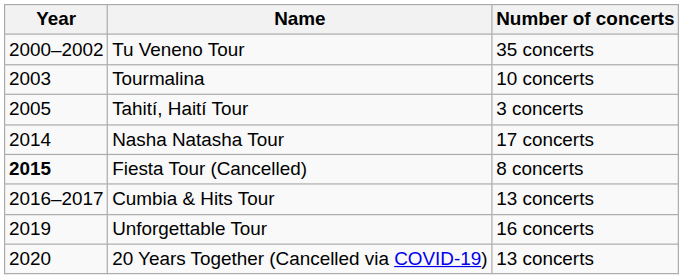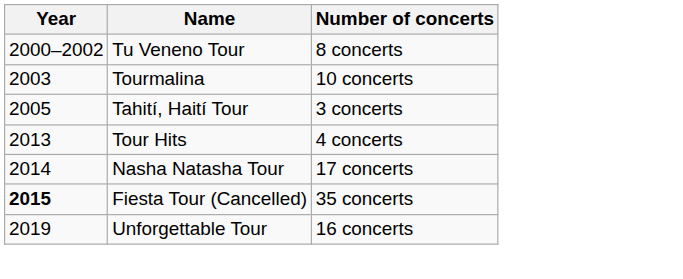(545, 49) 35 concerts -> (359, 49) 8 concerts
+ row: (149, 139)
(540, 169) 8 concerts -> (364, 199) 35 concerts
- row: (193, 199)
- row: (300, 259)
